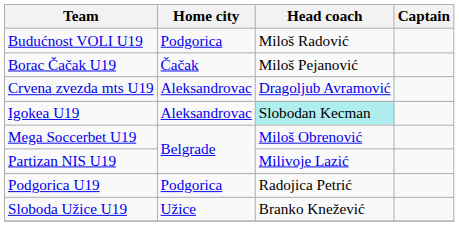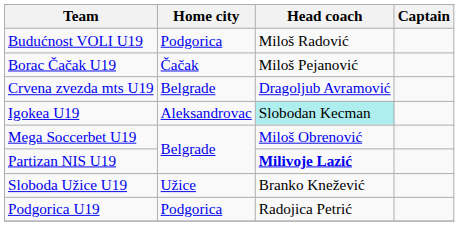(206, 88) Aleksandrovac -> (188, 88) Belgrade
(304, 161) normal -> (305, 161) bold
rows swapped: (54, 185) <-> (68, 209)
